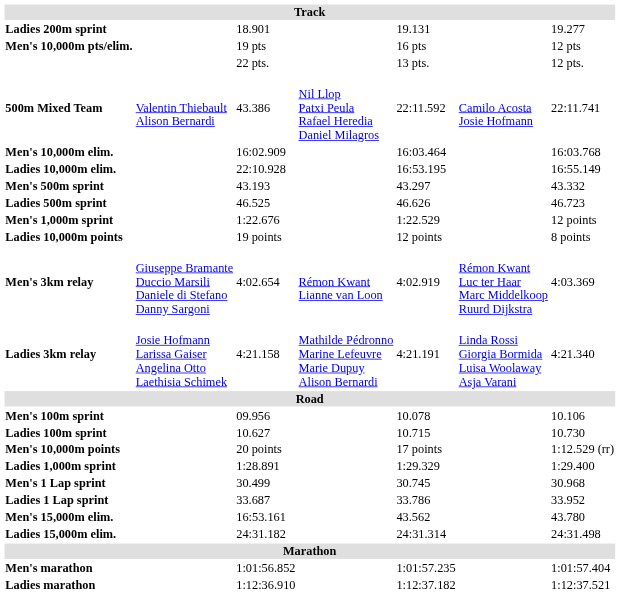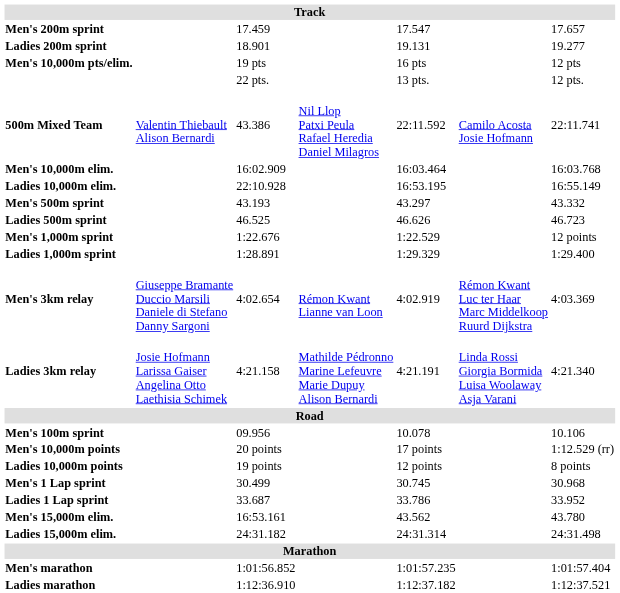+ row: (55, 29)
rows swapped: (61, 466) <-> (64, 237)
- row: (56, 432)
